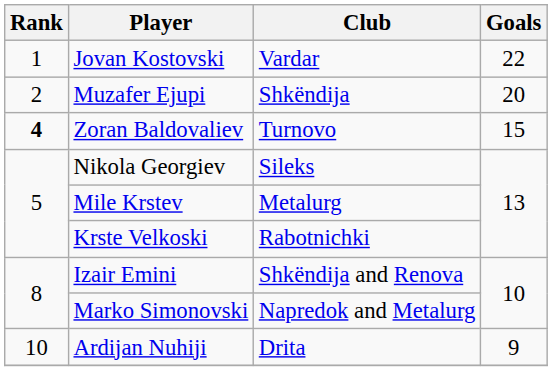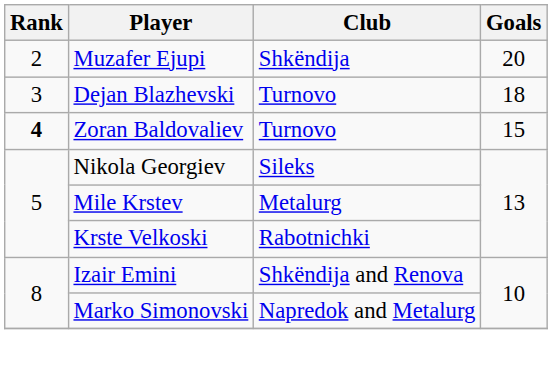- row: (149, 58)
+ row: (154, 94)
- row: (140, 346)
